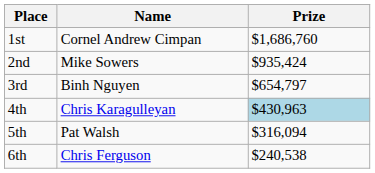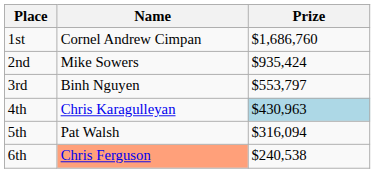(279, 86) $654,797 -> (279, 86) $553,797
(106, 156) no background -> (106, 156) lightsalmon background
